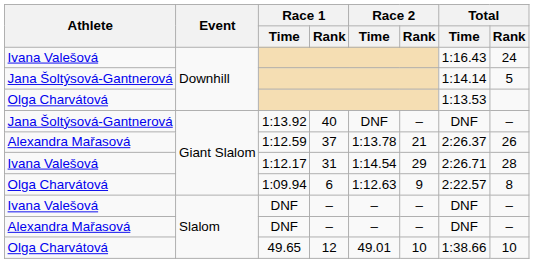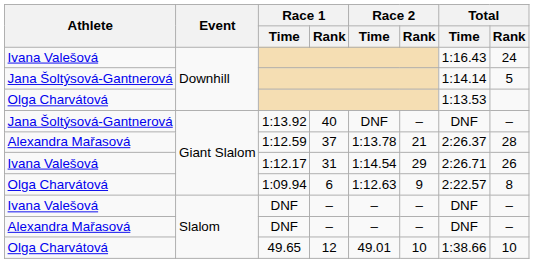(509, 142) 26 -> (509, 142) 28
(509, 164) 28 -> (509, 164) 26
